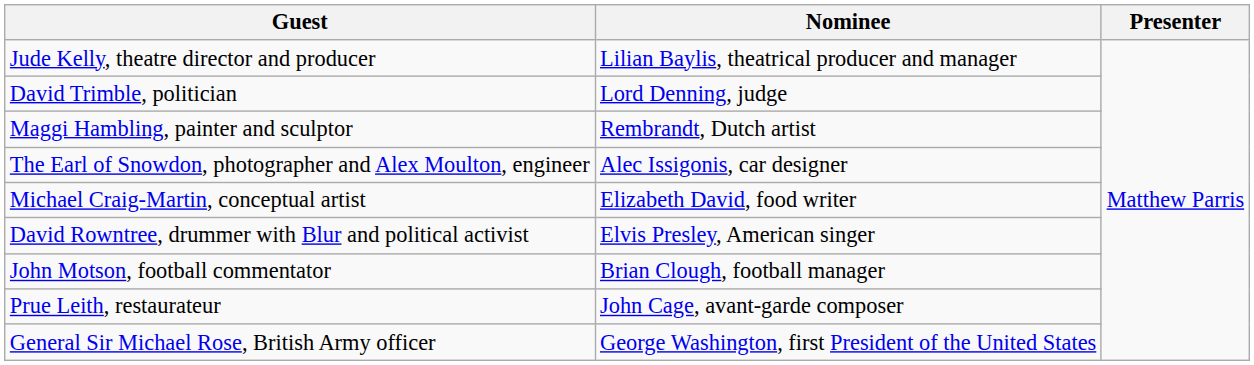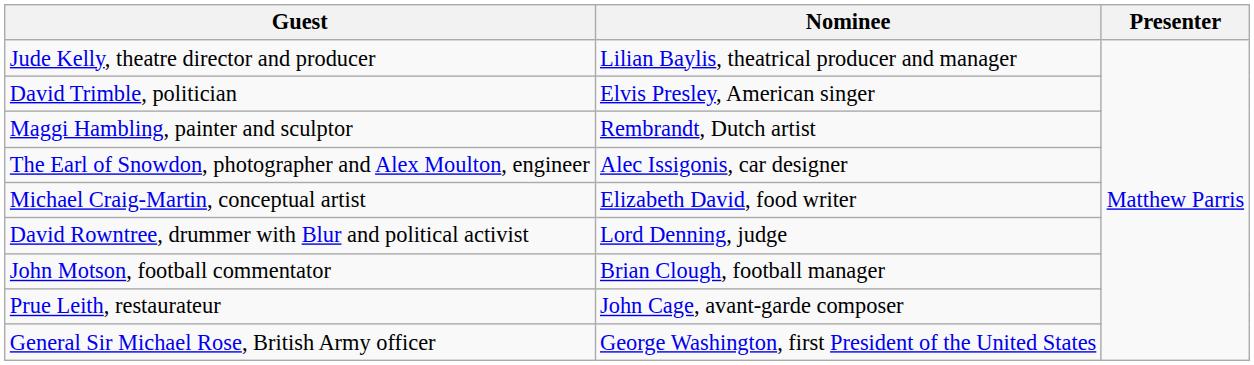(694, 93) Lord Denning, judge -> (737, 93) Elvis Presley, American singer
(737, 235) Elvis Presley, American singer -> (694, 235) Lord Denning, judge
